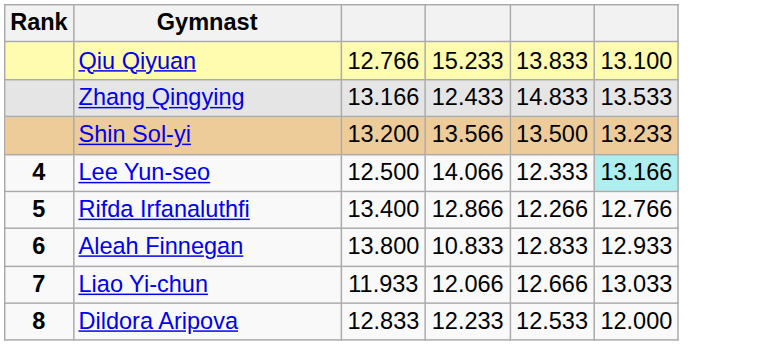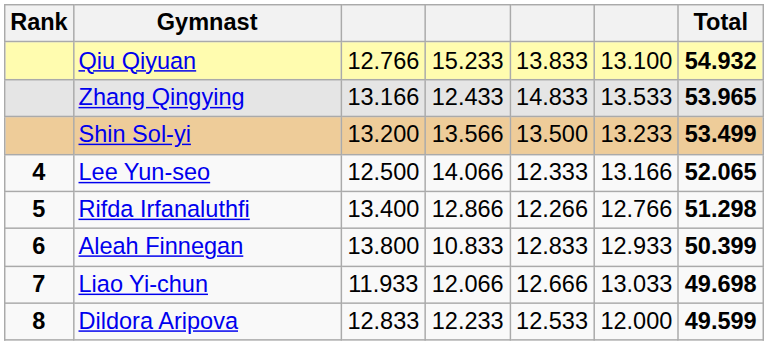+ column: (721, 23)
(636, 172) paleturquoise background -> (636, 172) no background
